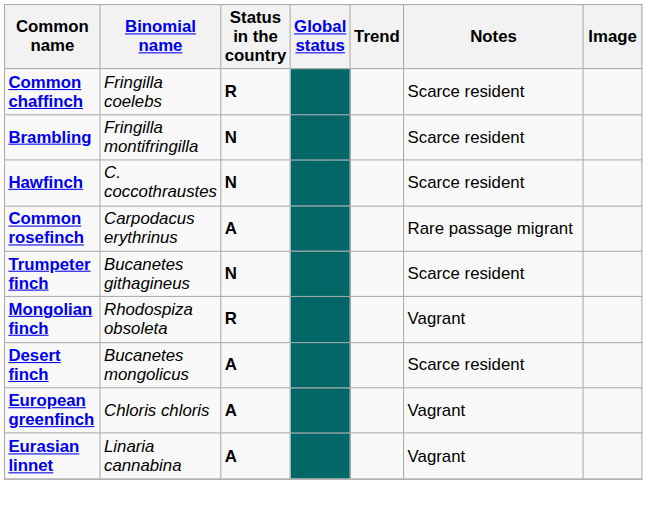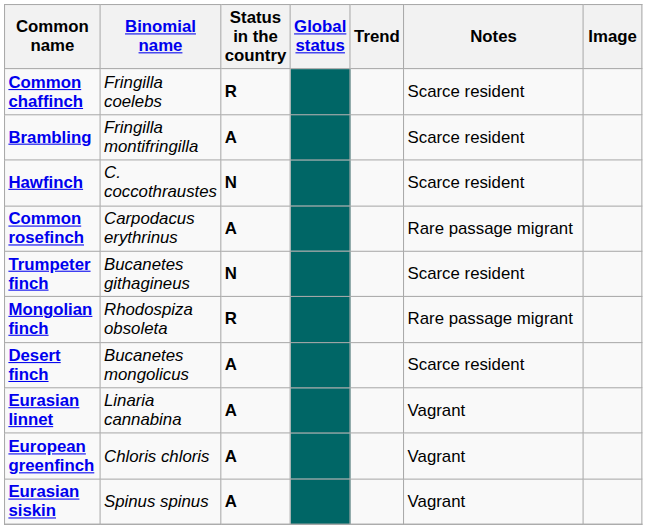(231, 137) N -> (231, 137) A
(436, 319) Vagrant -> (490, 319) Rare passage migrant
rows swapped: (51, 410) <-> (44, 456)
+ row: (44, 501)
